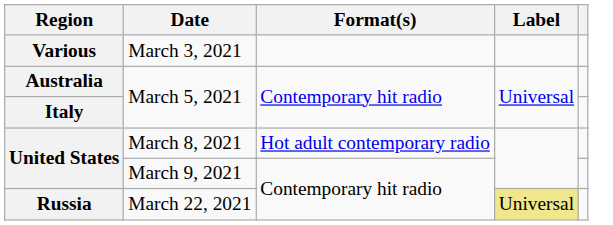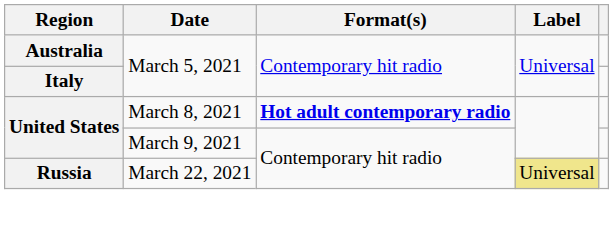- row: (64, 50)
(375, 142) normal -> (385, 111) bold
